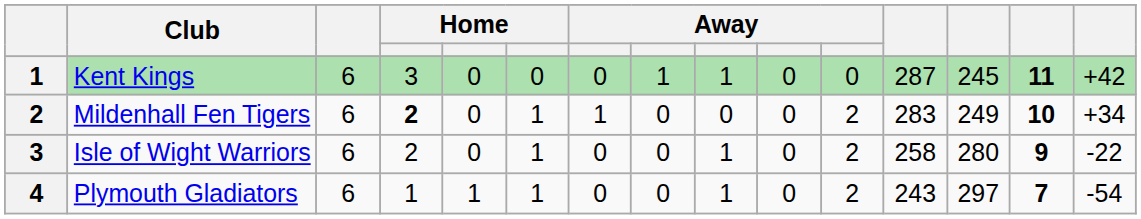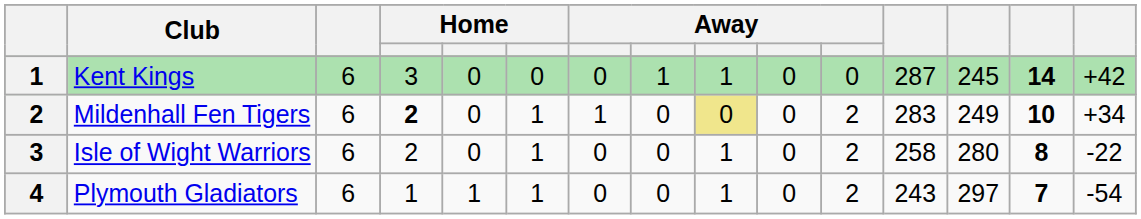(1041, 75) 11 -> (1041, 75) 14
(726, 114) no background -> (726, 114) khaki background
(1041, 154) 9 -> (1041, 154) 8
